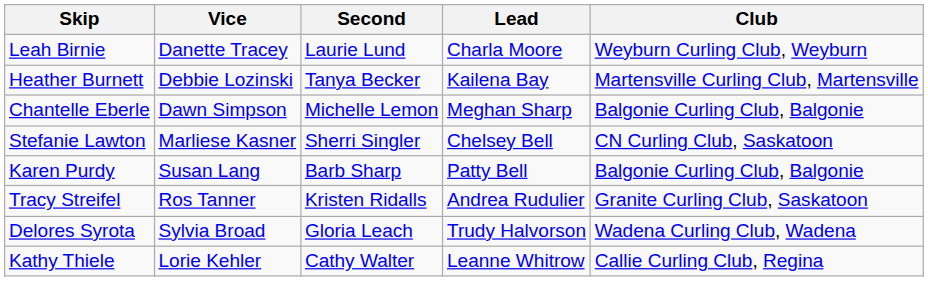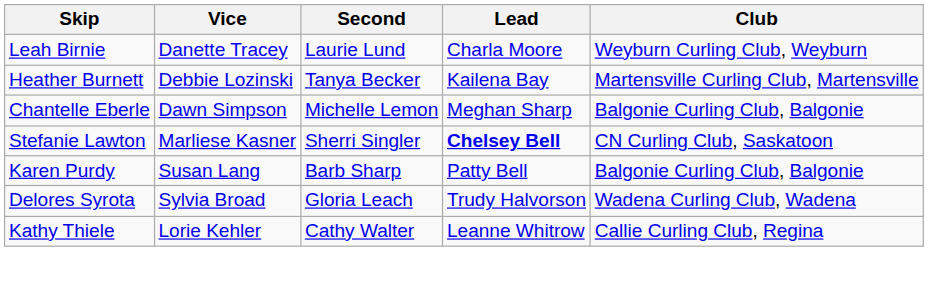(500, 140) normal -> (504, 140) bold
- row: (65, 200)
